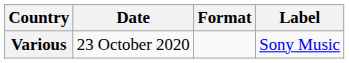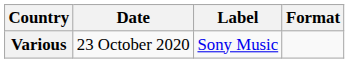columns swapped: (225, 17) <-> (300, 17)
